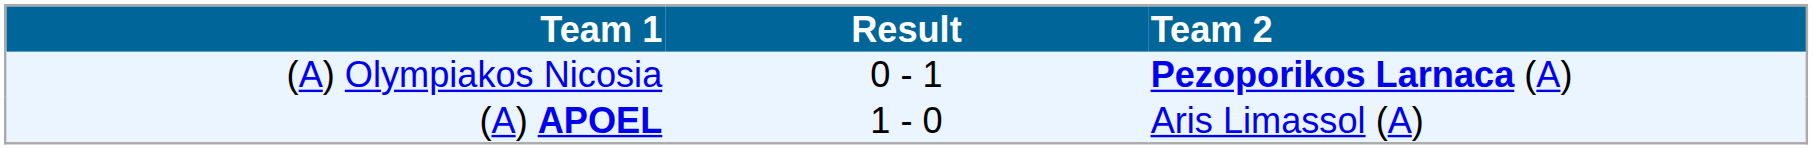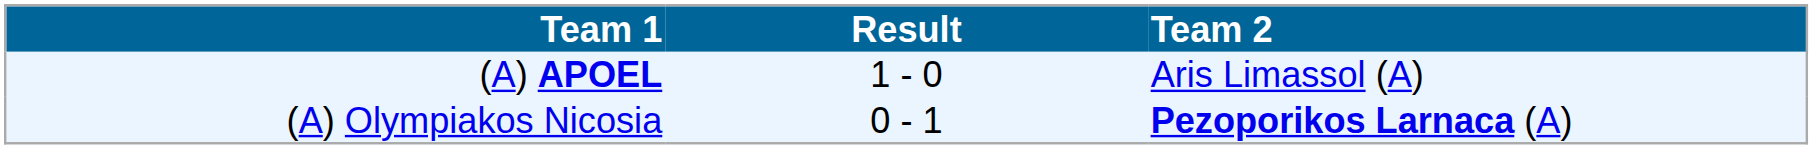rows swapped: (571, 119) <-> (474, 74)
